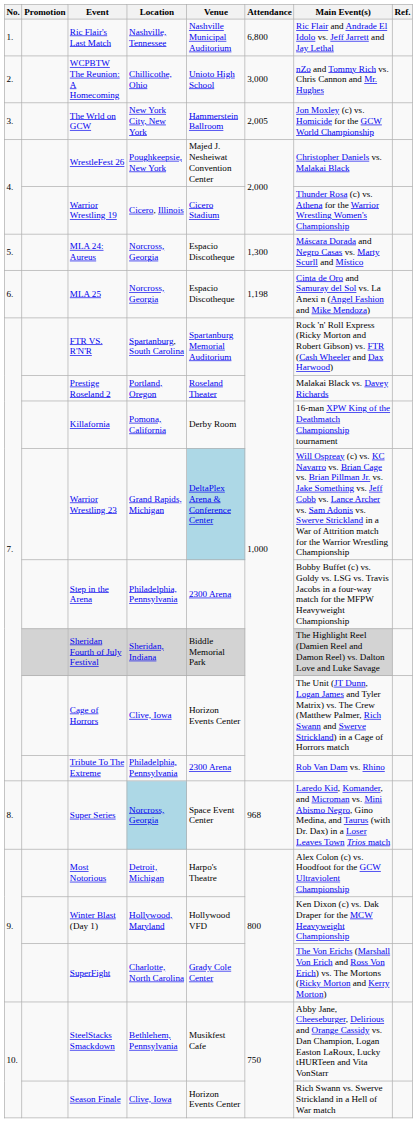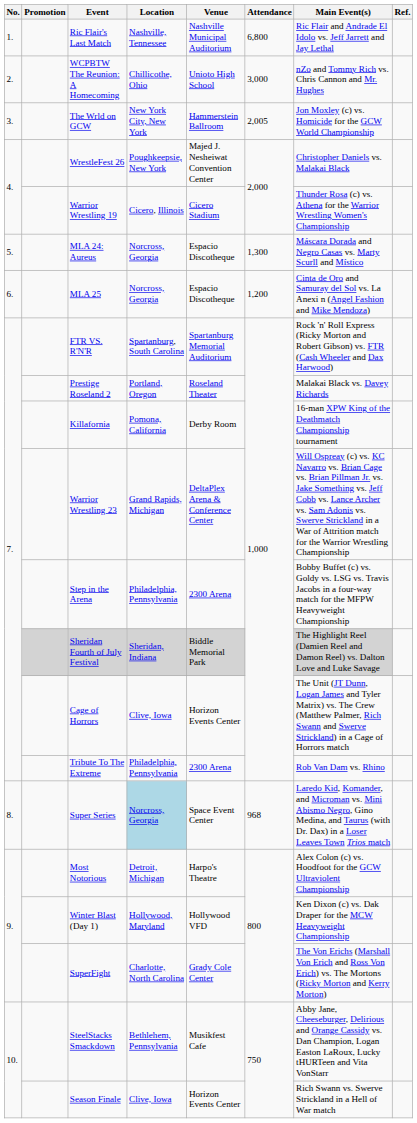(258, 293) 1,198 -> (258, 293) 1,200
(210, 503) lightblue background -> (210, 503) no background
